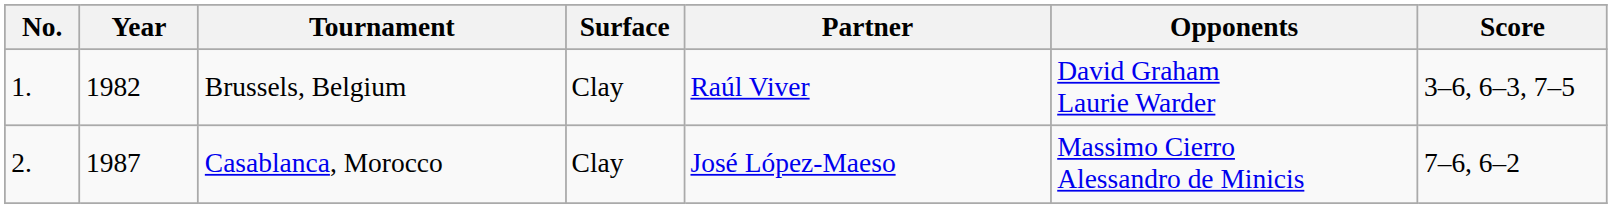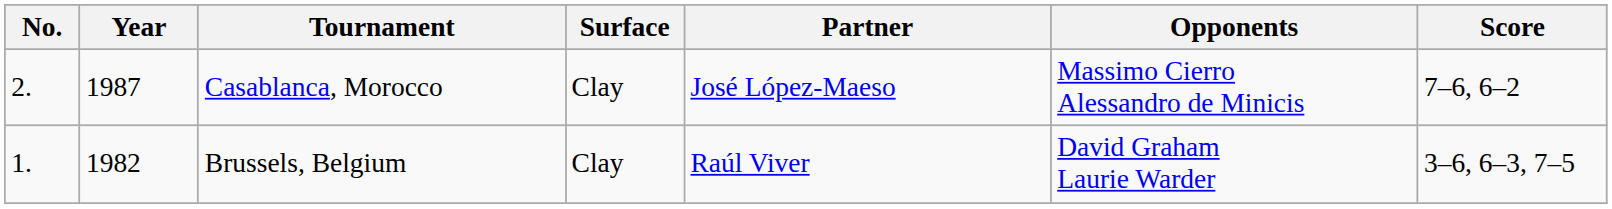rows swapped: (306, 86) <-> (324, 163)
